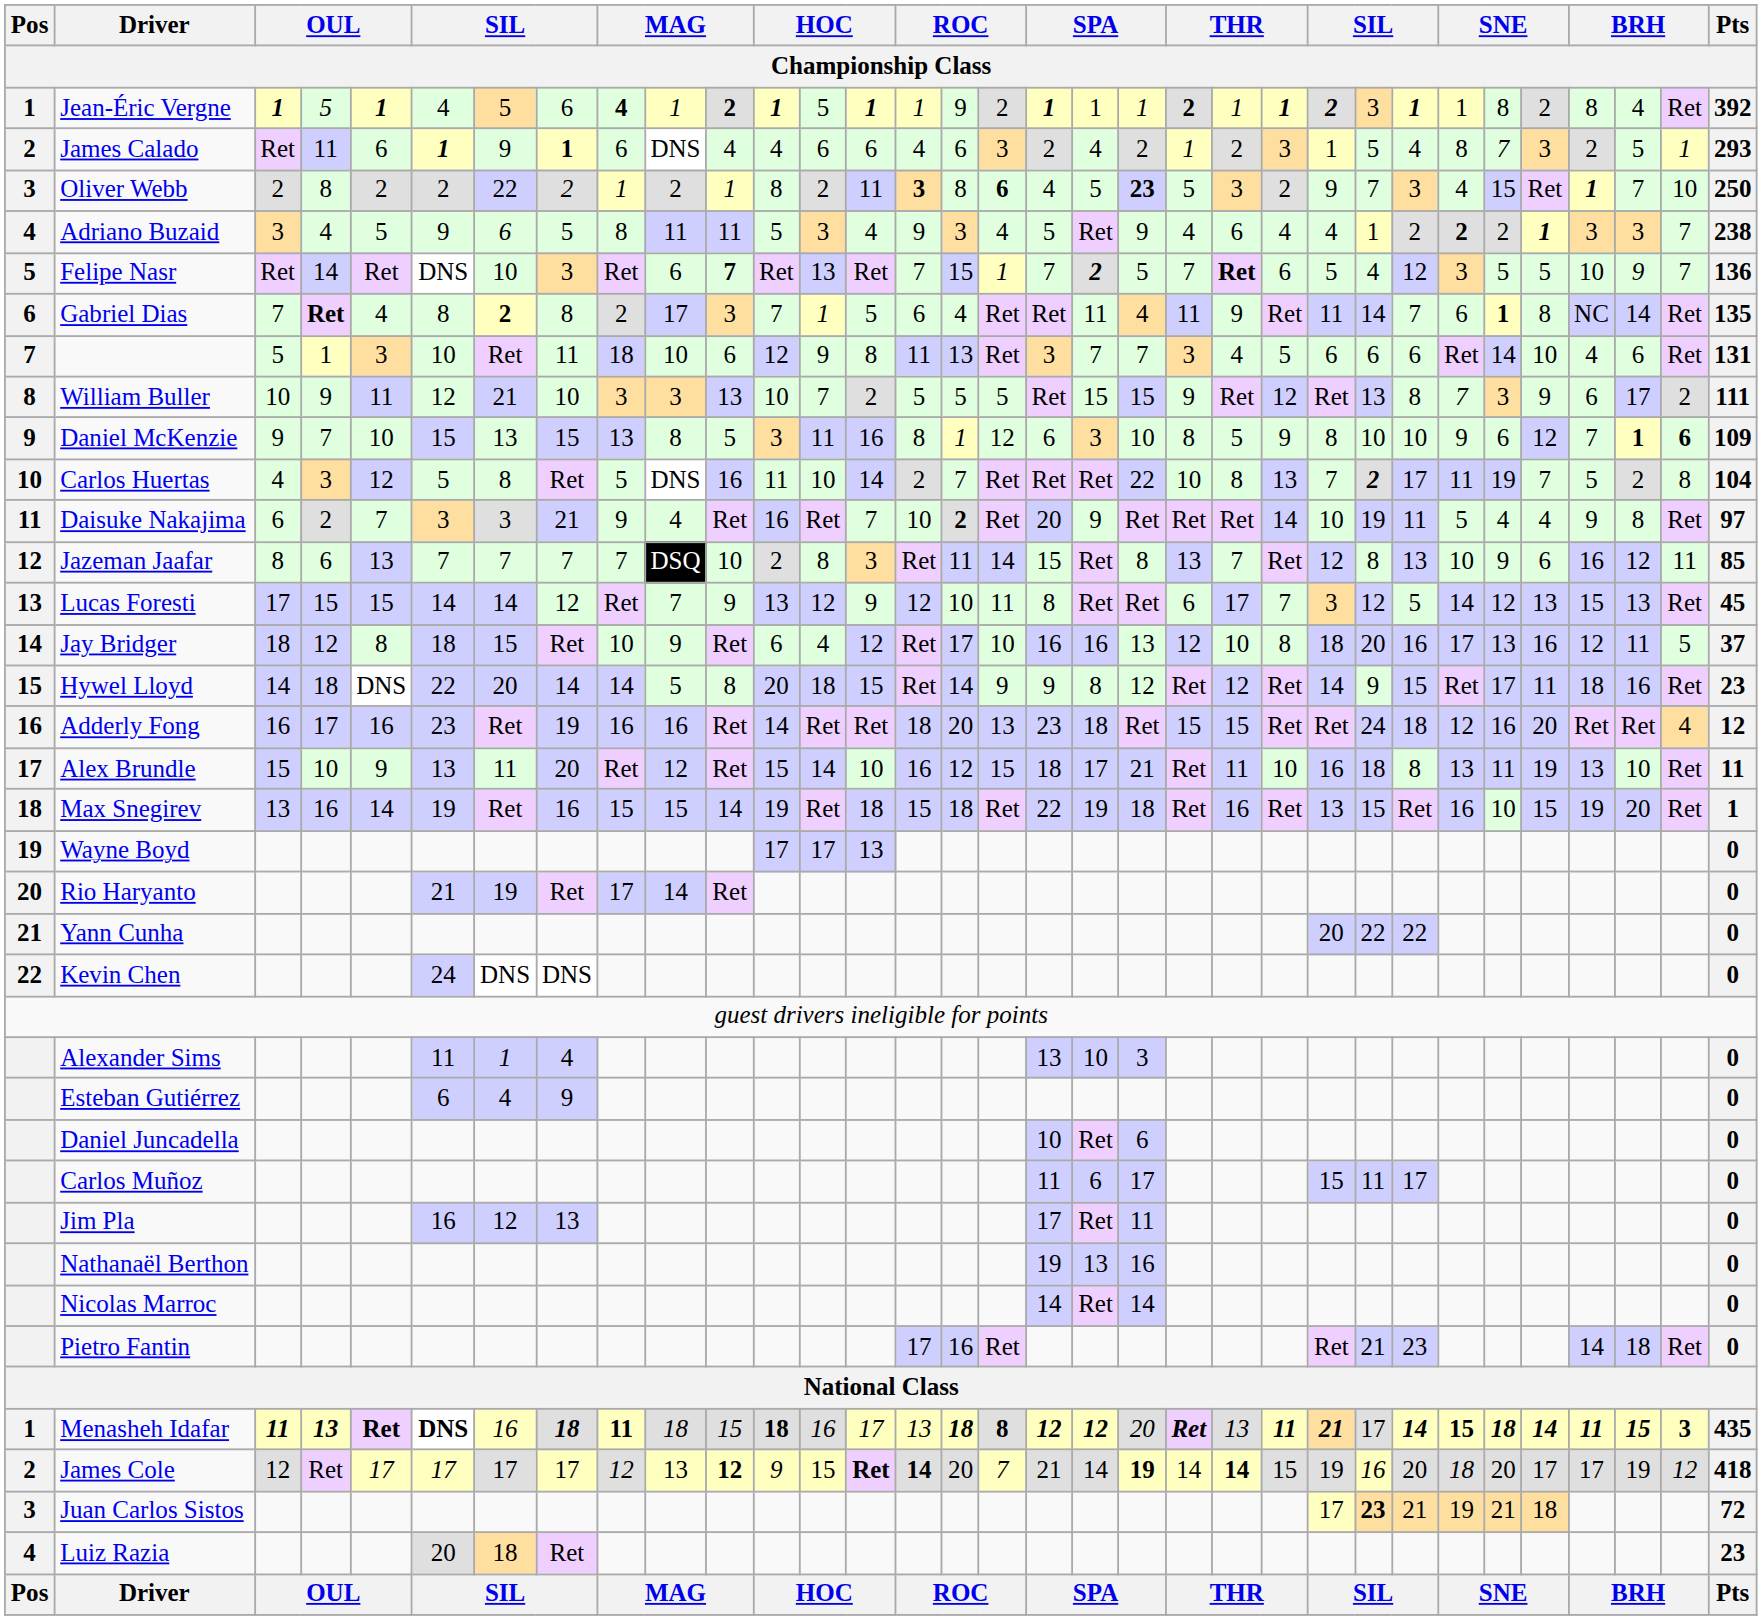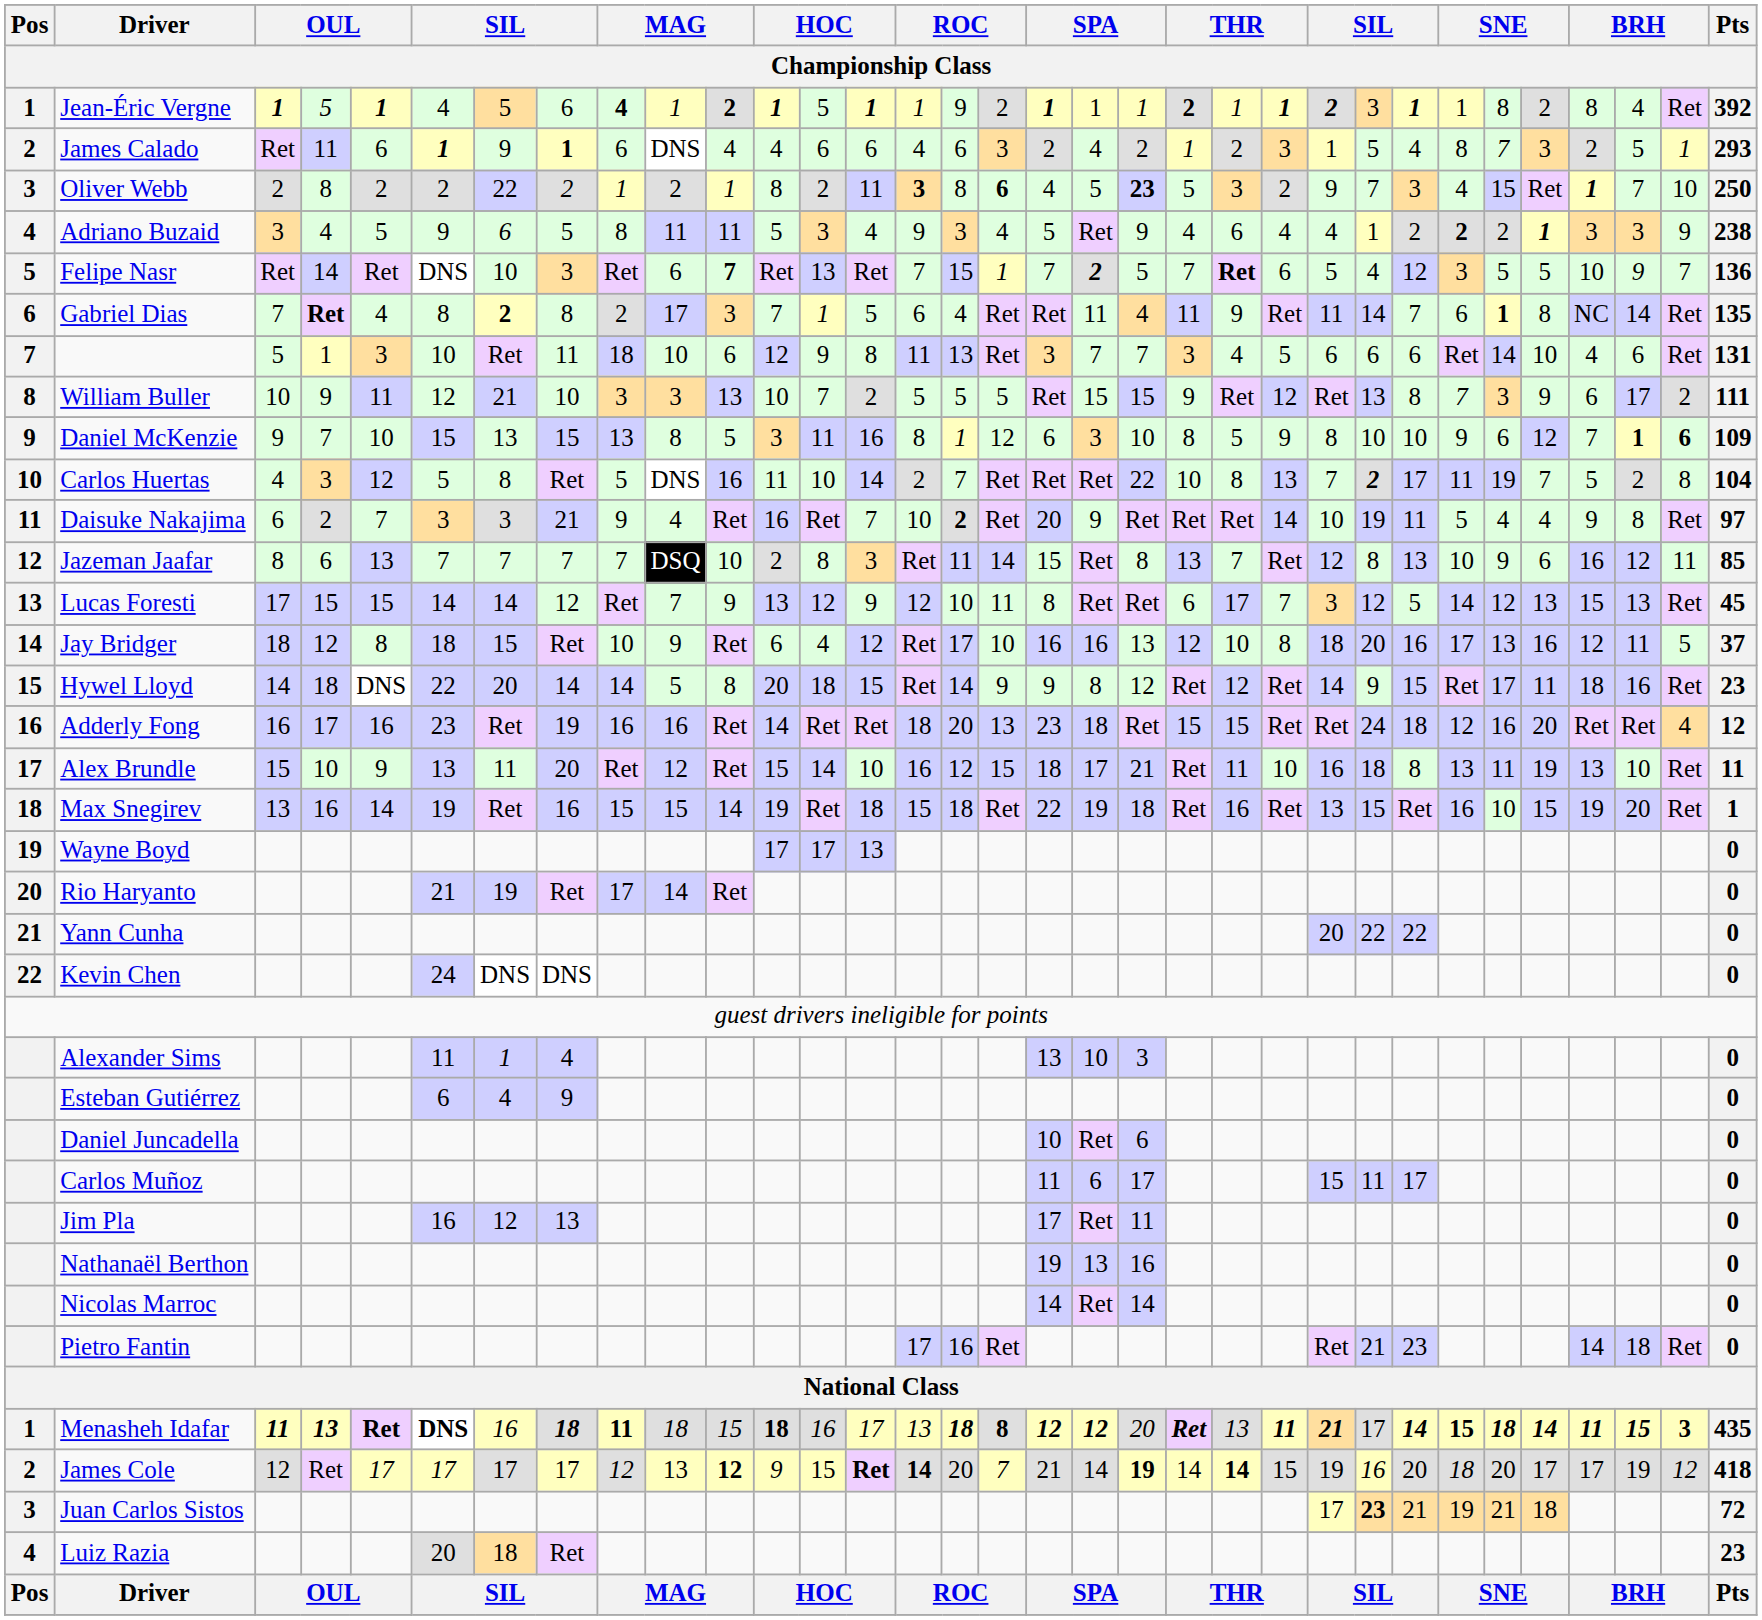(1685, 231) 7 -> (1685, 231) 9
